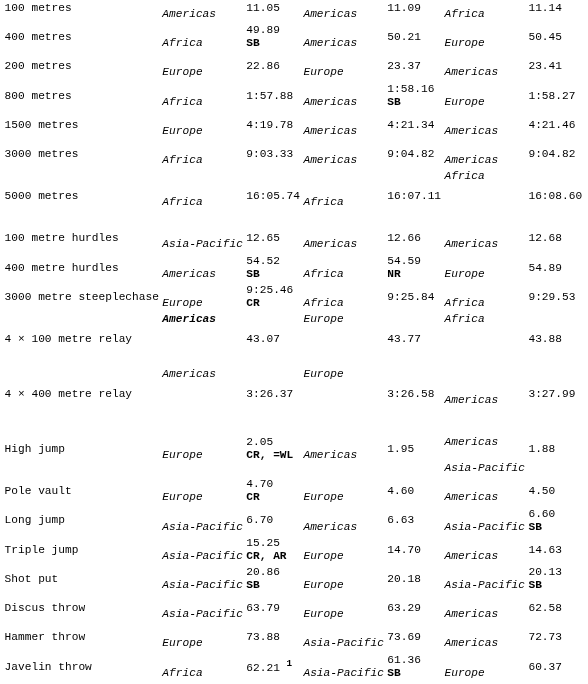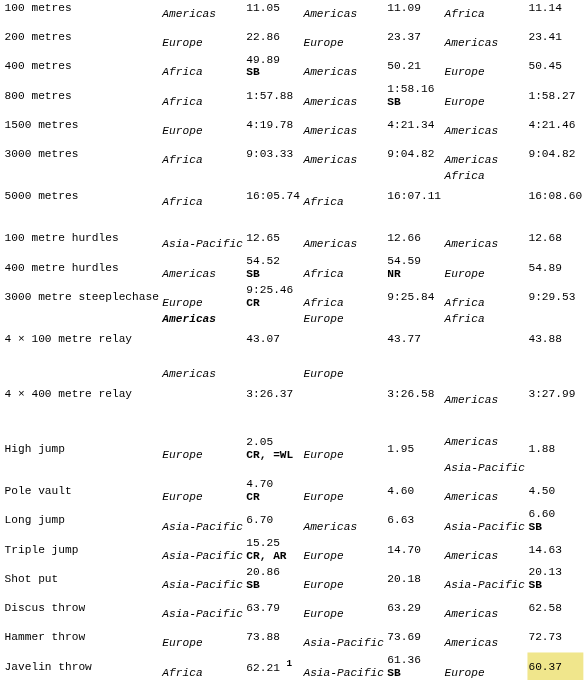rows swapped: (38, 66) <-> (38, 37)
(330, 455) Americas -> (324, 455) Europe
(545, 666) no background -> (545, 666) khaki background
